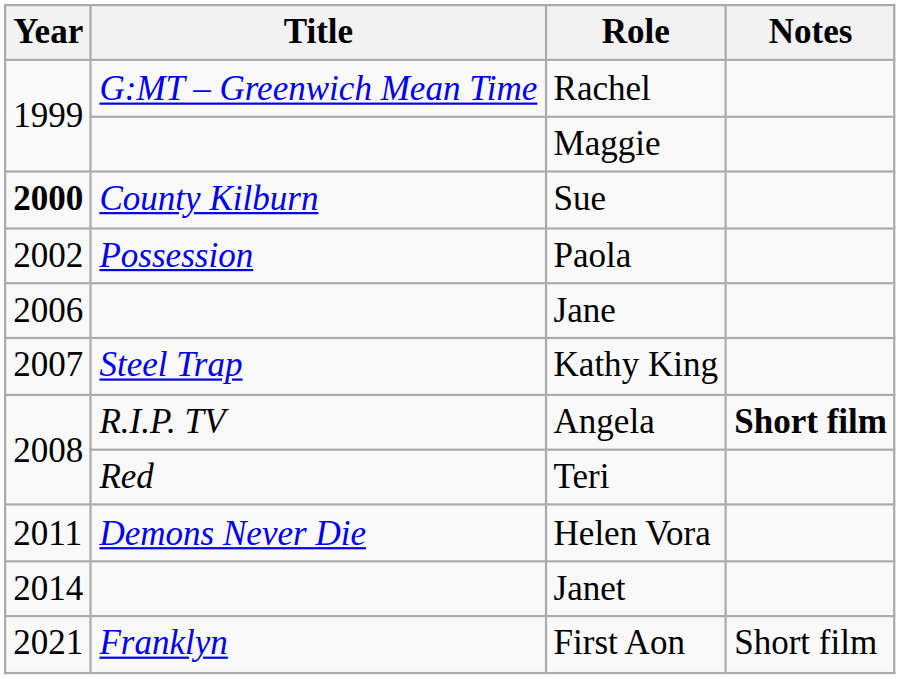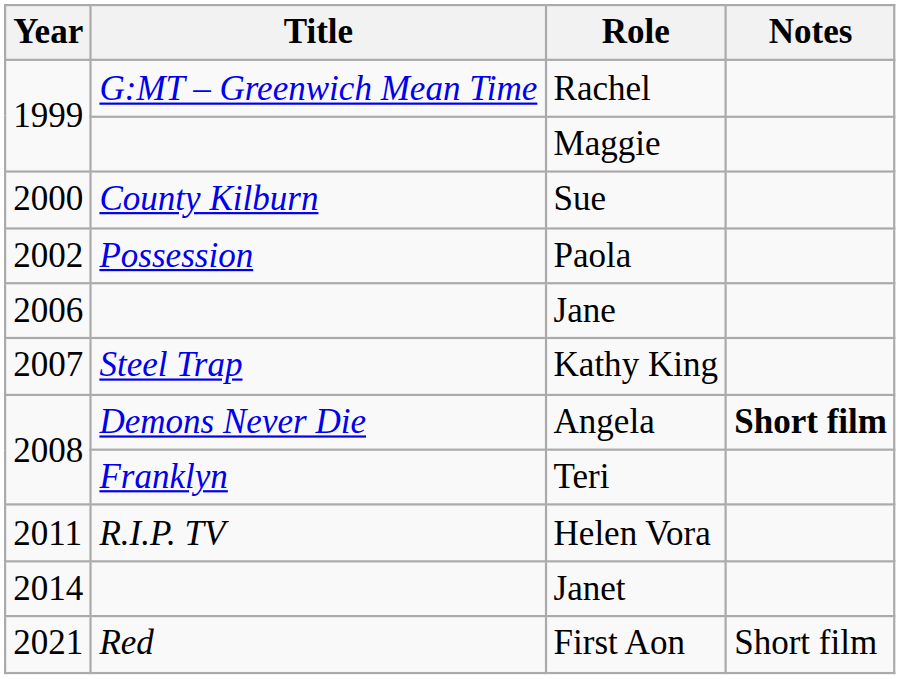(48, 198) bold -> (48, 198) normal
(162, 421) R.I.P. TV -> (233, 421) Demons Never Die
(127, 476) Red -> (164, 476) Franklyn
(233, 532) Demons Never Die -> (162, 532) R.I.P. TV
(164, 643) Franklyn -> (127, 643) Red
